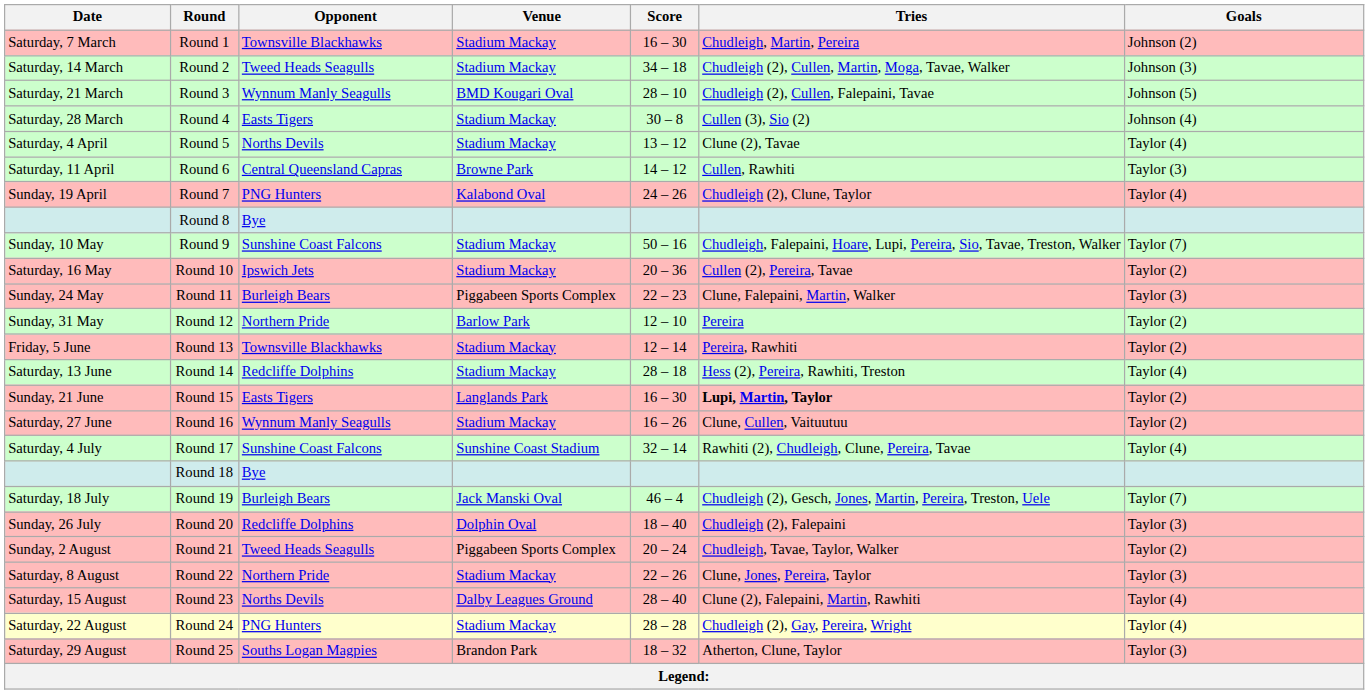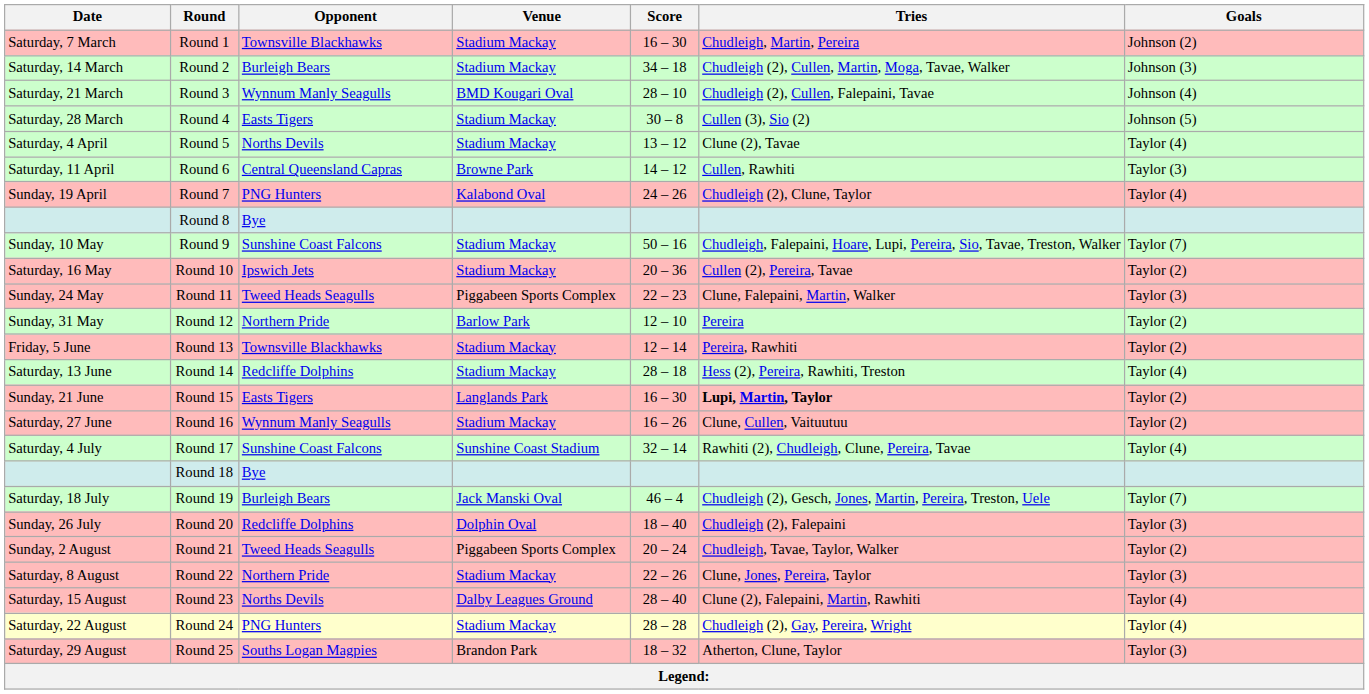(308, 67) Tweed Heads Seagulls -> (286, 67) Burleigh Bears
(1162, 93) Johnson (5) -> (1162, 93) Johnson (4)
(1162, 118) Johnson (4) -> (1162, 118) Johnson (5)
(286, 296) Burleigh Bears -> (308, 296) Tweed Heads Seagulls
